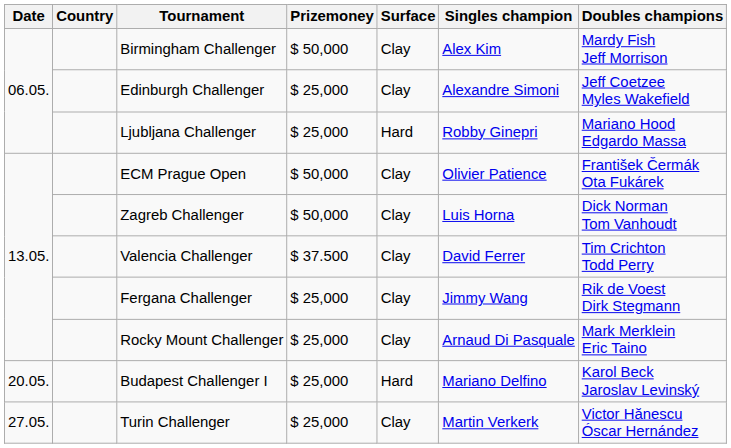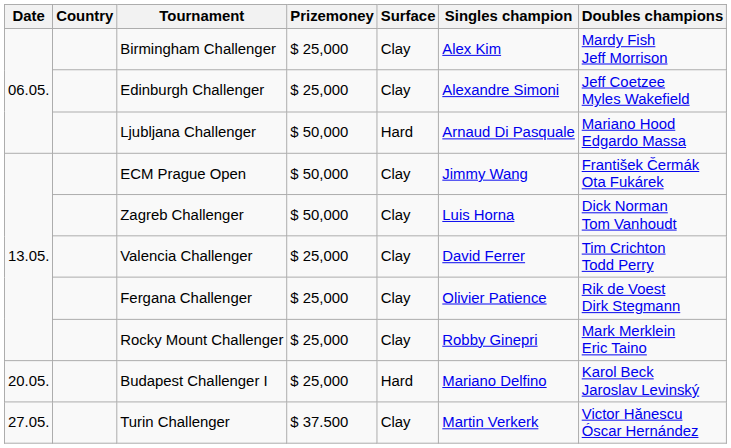(319, 48) $ 50,000 -> (319, 48) $ 25,000
(319, 131) $ 25,000 -> (319, 131) $ 50,000
(490, 131) Robby Ginepri -> (509, 131) Arnaud Di Pasquale
(494, 173) Olivier Patience -> (485, 173) Jimmy Wang
(319, 256) $ 37.500 -> (319, 256) $ 25,000
(485, 297) Jimmy Wang -> (494, 297) Olivier Patience
(509, 339) Arnaud Di Pasquale -> (490, 339) Robby Ginepri
(319, 422) $ 25,000 -> (319, 422) $ 37.500
